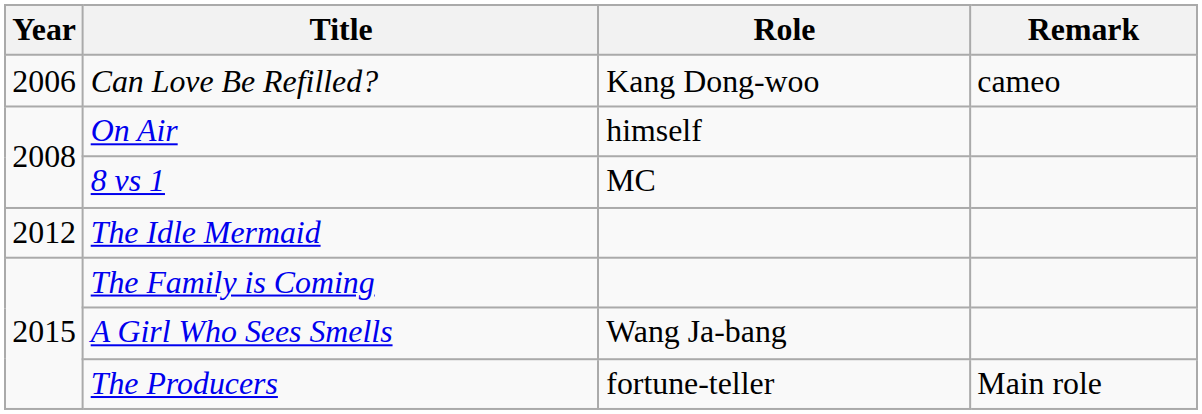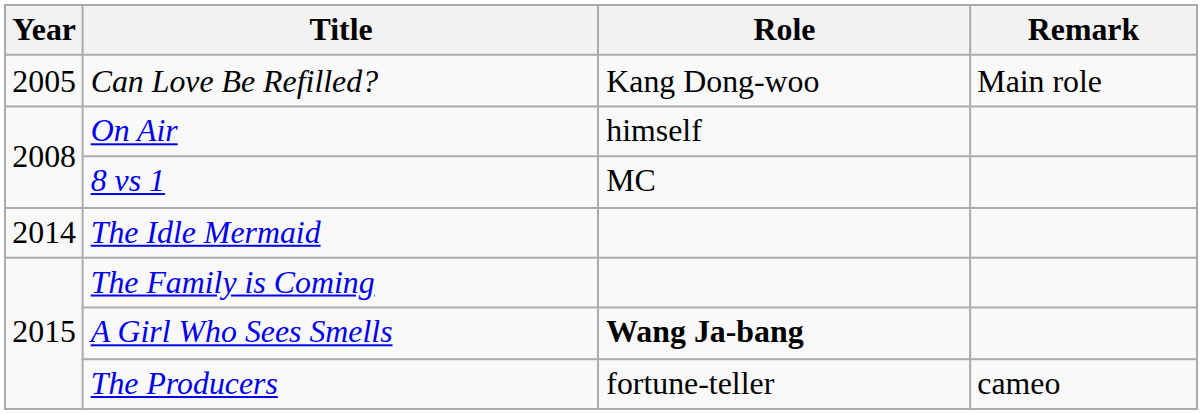(44, 80) 2006 -> (44, 80) 2005
(1019, 80) cameo -> (1040, 80) Main role
(44, 231) 2012 -> (44, 231) 2014
(697, 332) normal -> (705, 332) bold
(1040, 383) Main role -> (1019, 383) cameo
